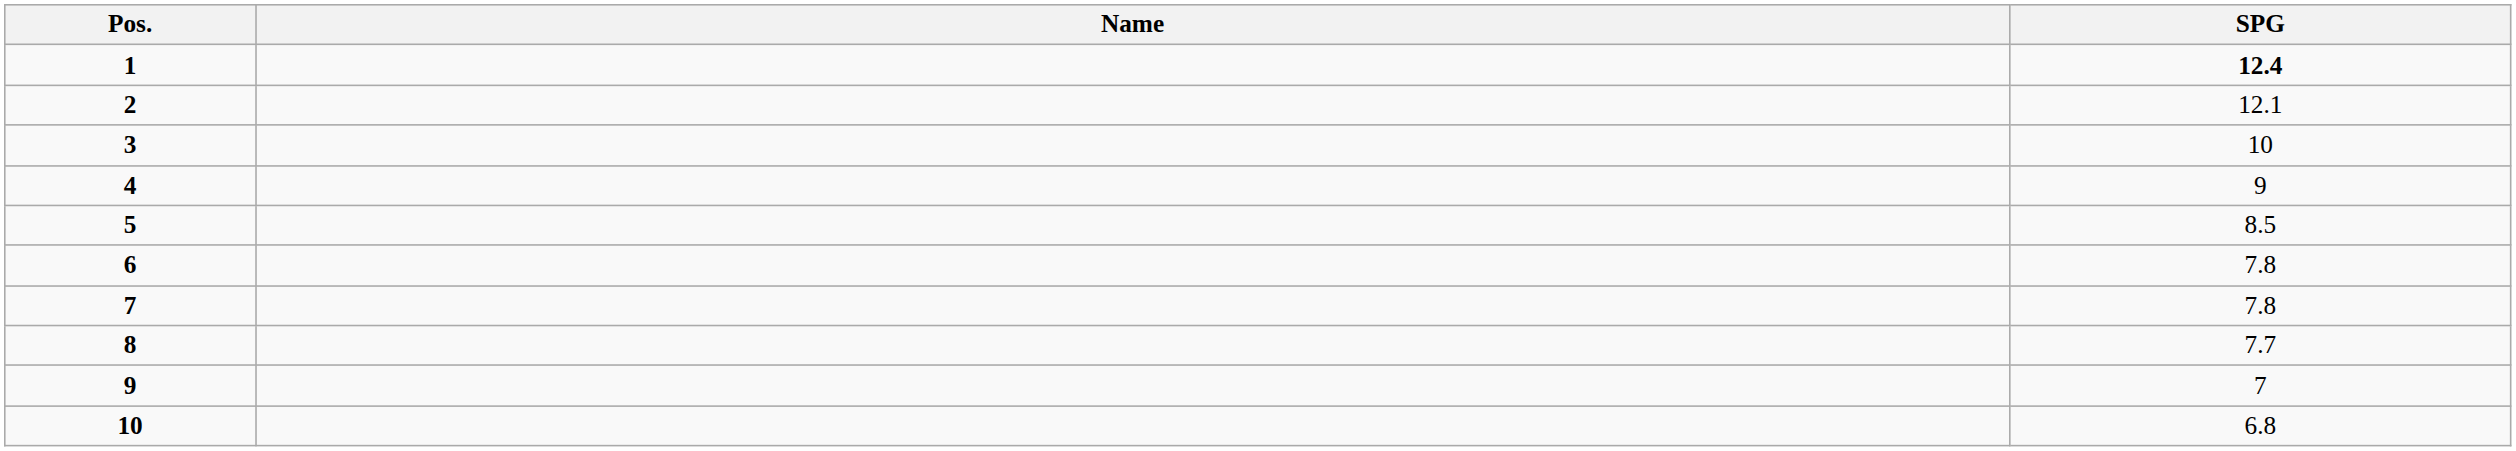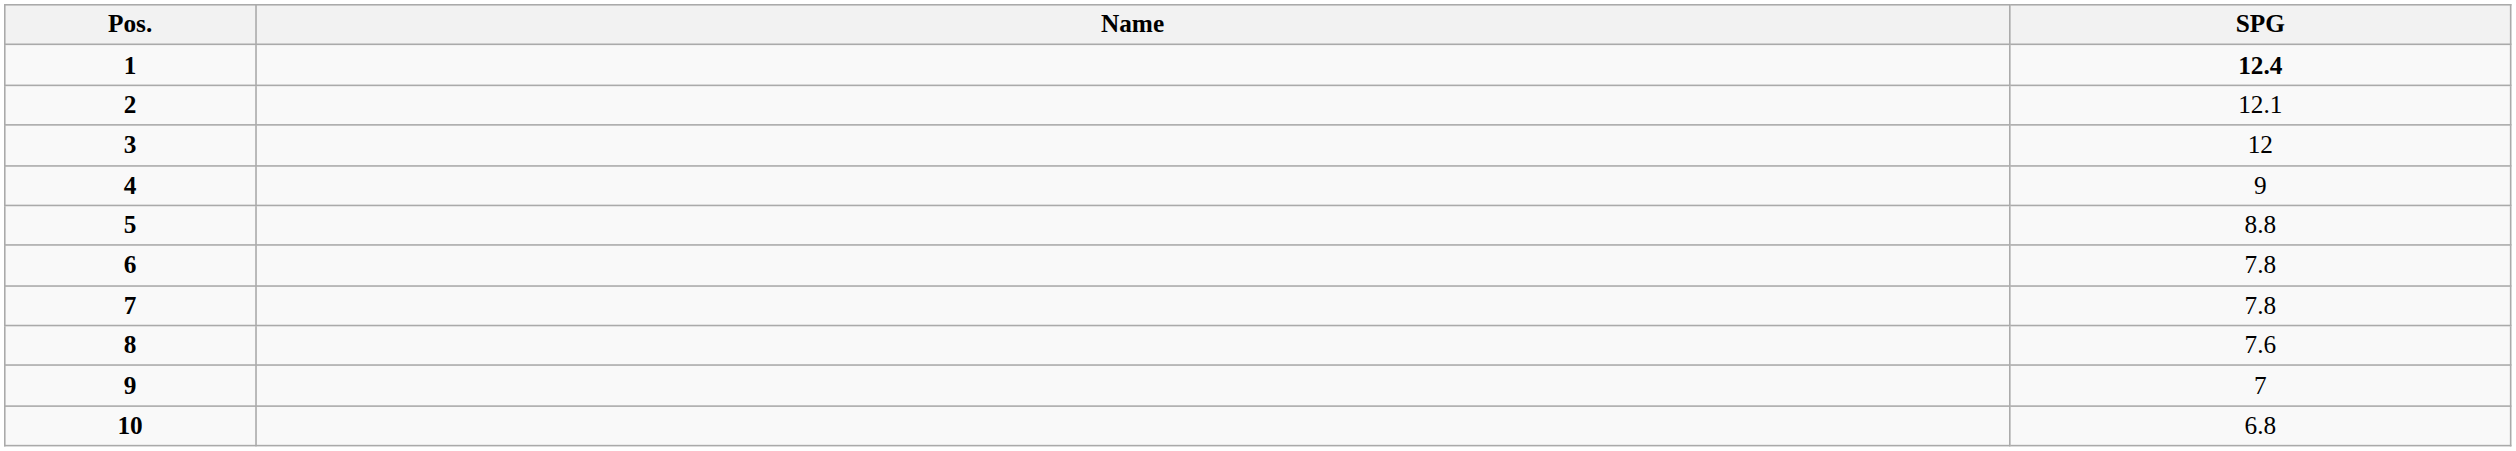(2260, 144) 10 -> (2260, 144) 12
(2260, 225) 8.5 -> (2260, 225) 8.8
(2260, 345) 7.7 -> (2260, 345) 7.6
